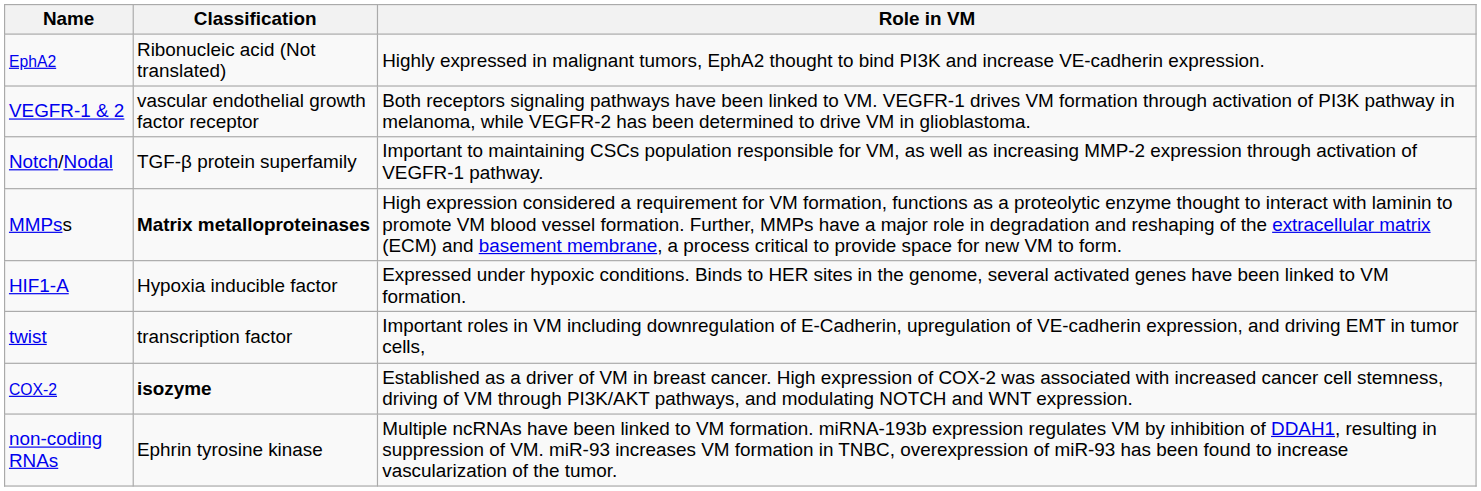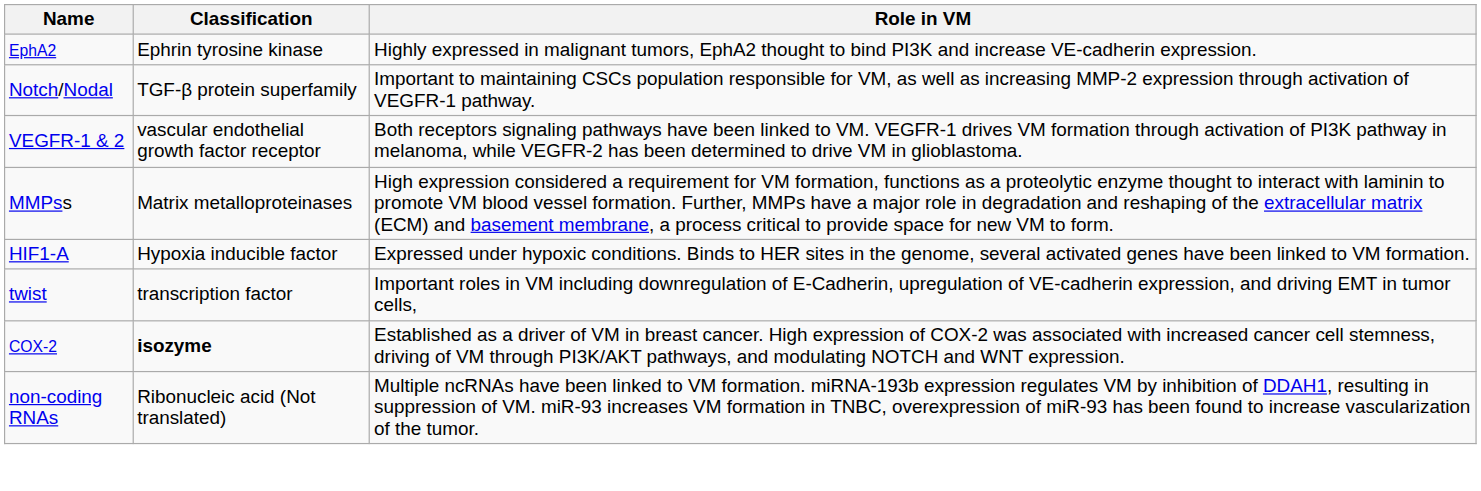(226, 60) Ribonucleic acid (Not translated) -> (230, 49) Ephrin tyrosine kinase
rows swapped: (67, 111) <-> (61, 162)
(253, 224) bold -> (245, 202) normal
(230, 450) Ephrin tyrosine kinase -> (226, 407) Ribonucleic acid (Not translated)
